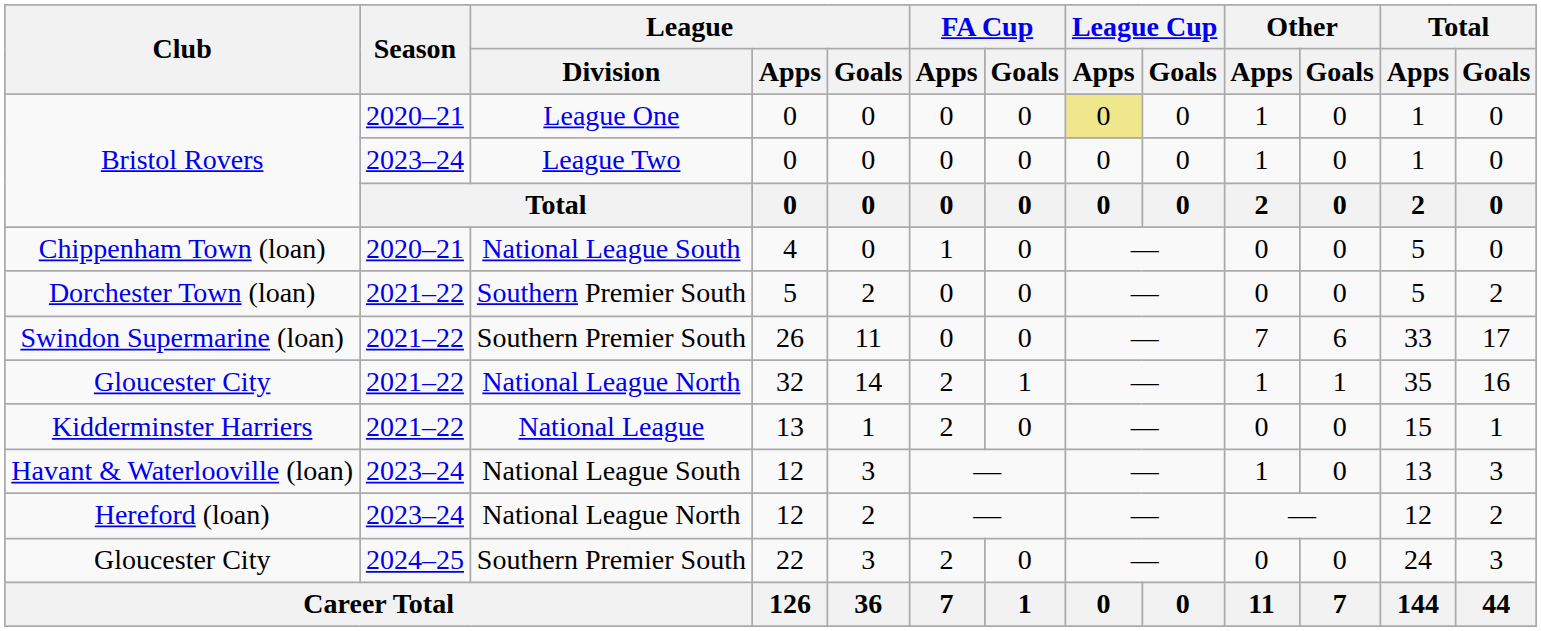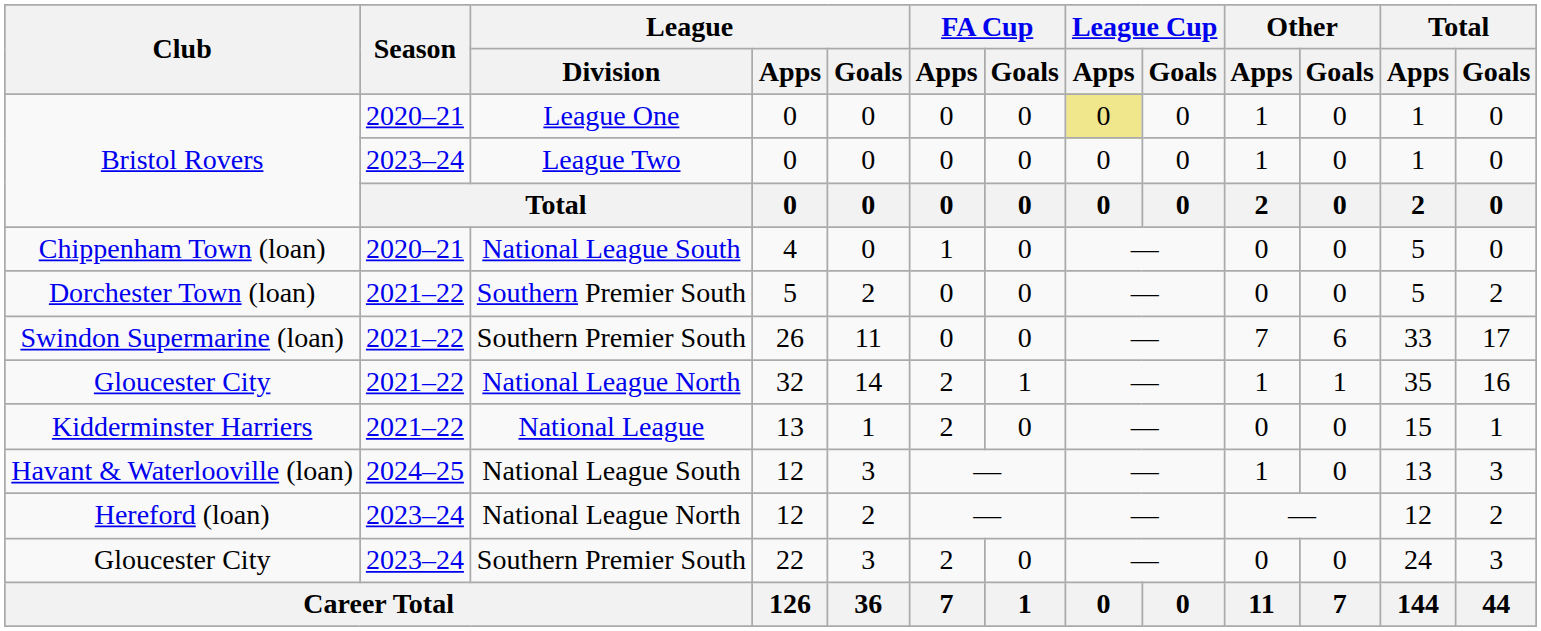(415, 470) 2023–24 -> (415, 470) 2024–25
(415, 559) 2024–25 -> (415, 559) 2023–24
